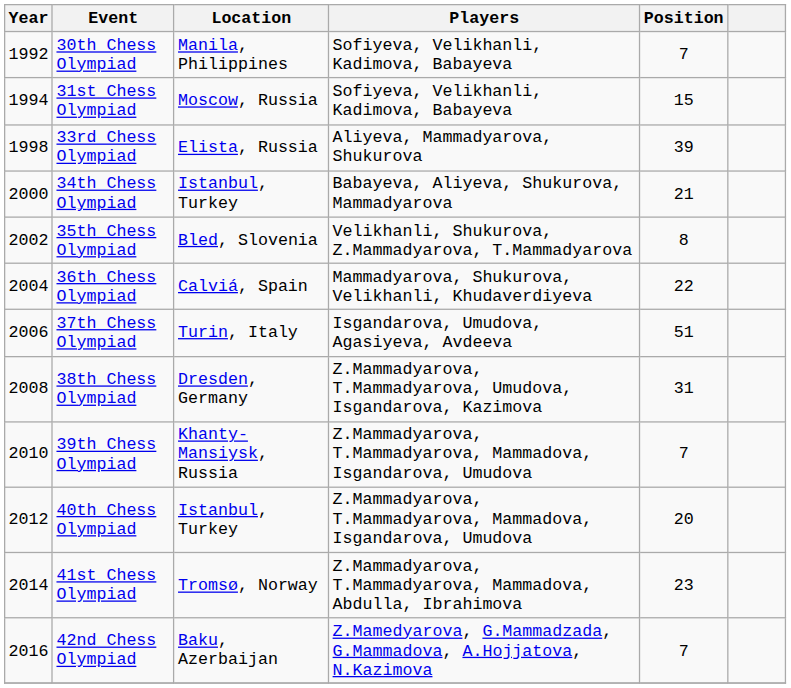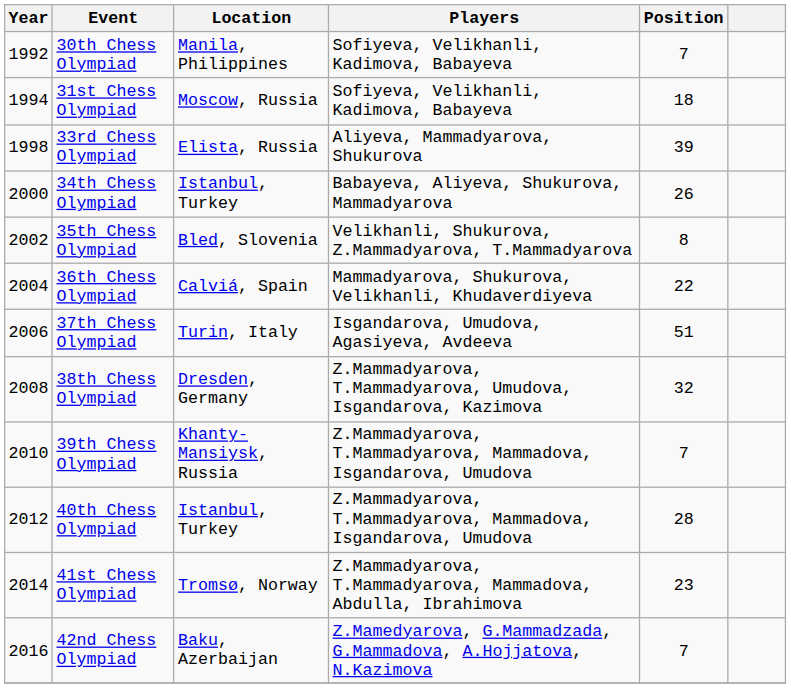(684, 101) 15 -> (684, 101) 18
(684, 194) 21 -> (684, 194) 26
(684, 389) 31 -> (684, 389) 32
(684, 520) 20 -> (684, 520) 28
